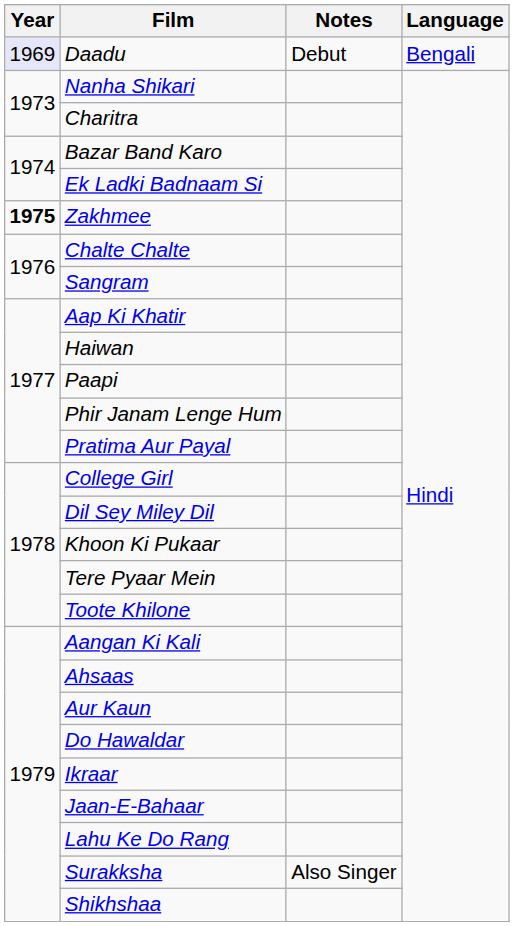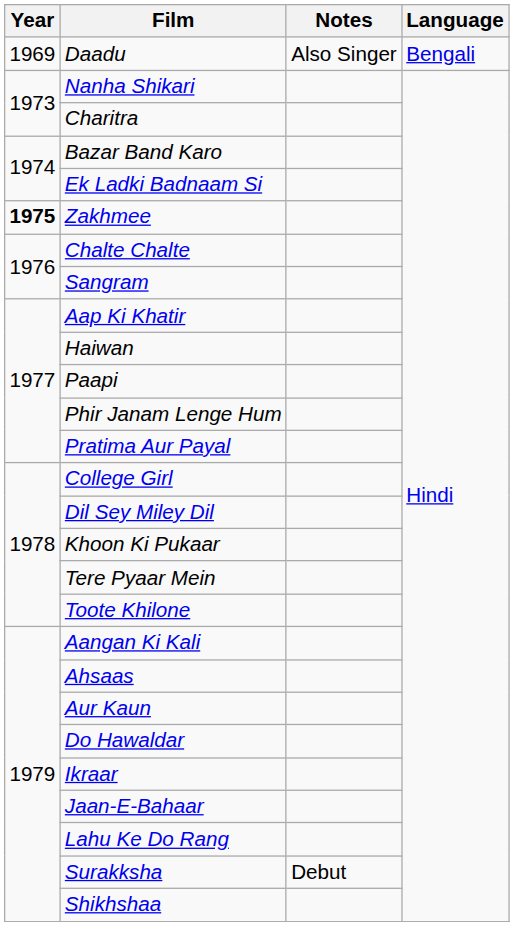(32, 53) lavender background -> (32, 53) no background
(319, 53) Debut -> (344, 53) Also Singer
(344, 871) Also Singer -> (319, 871) Debut
